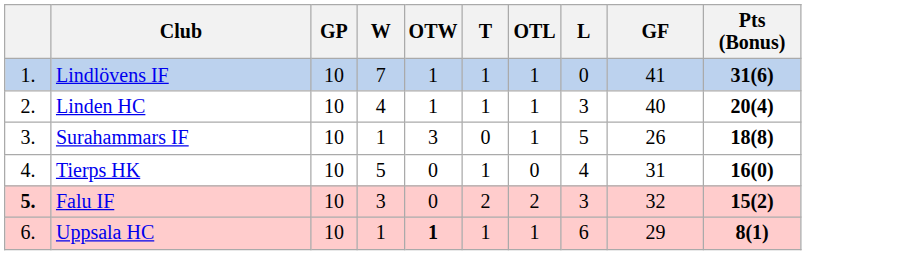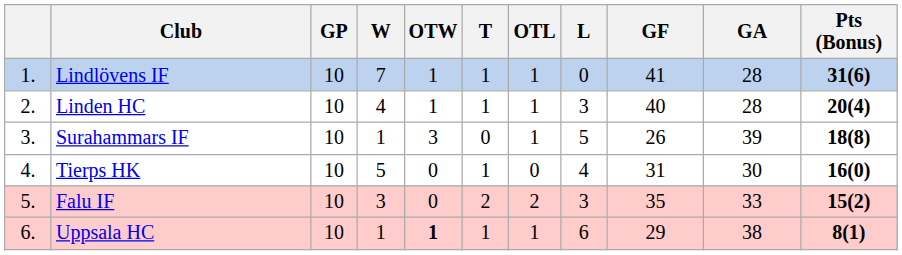+ column: (752, 31)
(28, 201) bold -> (28, 201) normal
(655, 201) 32 -> (655, 201) 35
